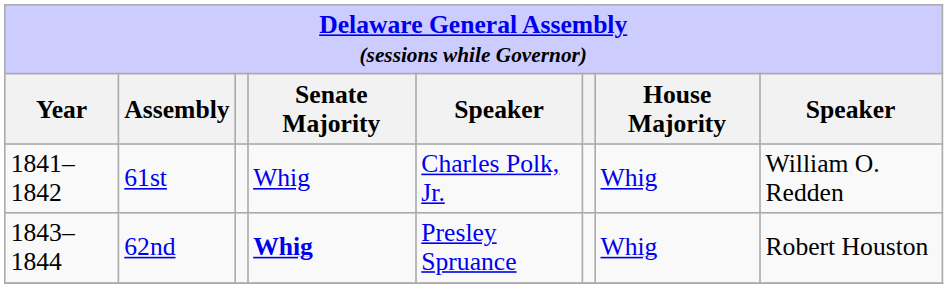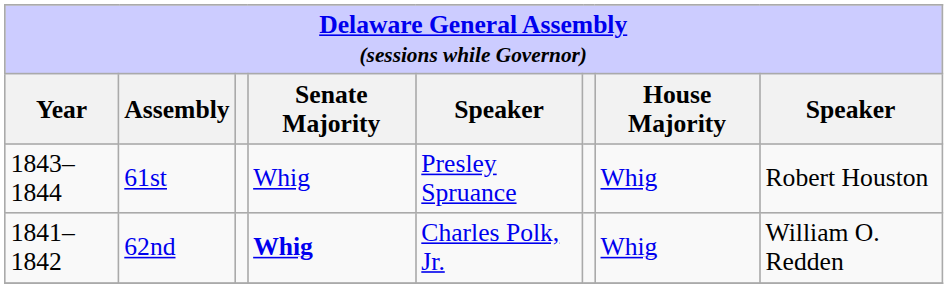(43, 178) 1841–1842 -> (43, 178) 1843–1844
(490, 178) Charles Polk, Jr. -> (469, 178) Presley Spruance
(823, 178) William O. Redden -> (847, 178) Robert Houston
(43, 247) 1843–1844 -> (43, 247) 1841–1842
(469, 247) Presley Spruance -> (490, 247) Charles Polk, Jr.
(847, 247) Robert Houston -> (823, 247) William O. Redden
